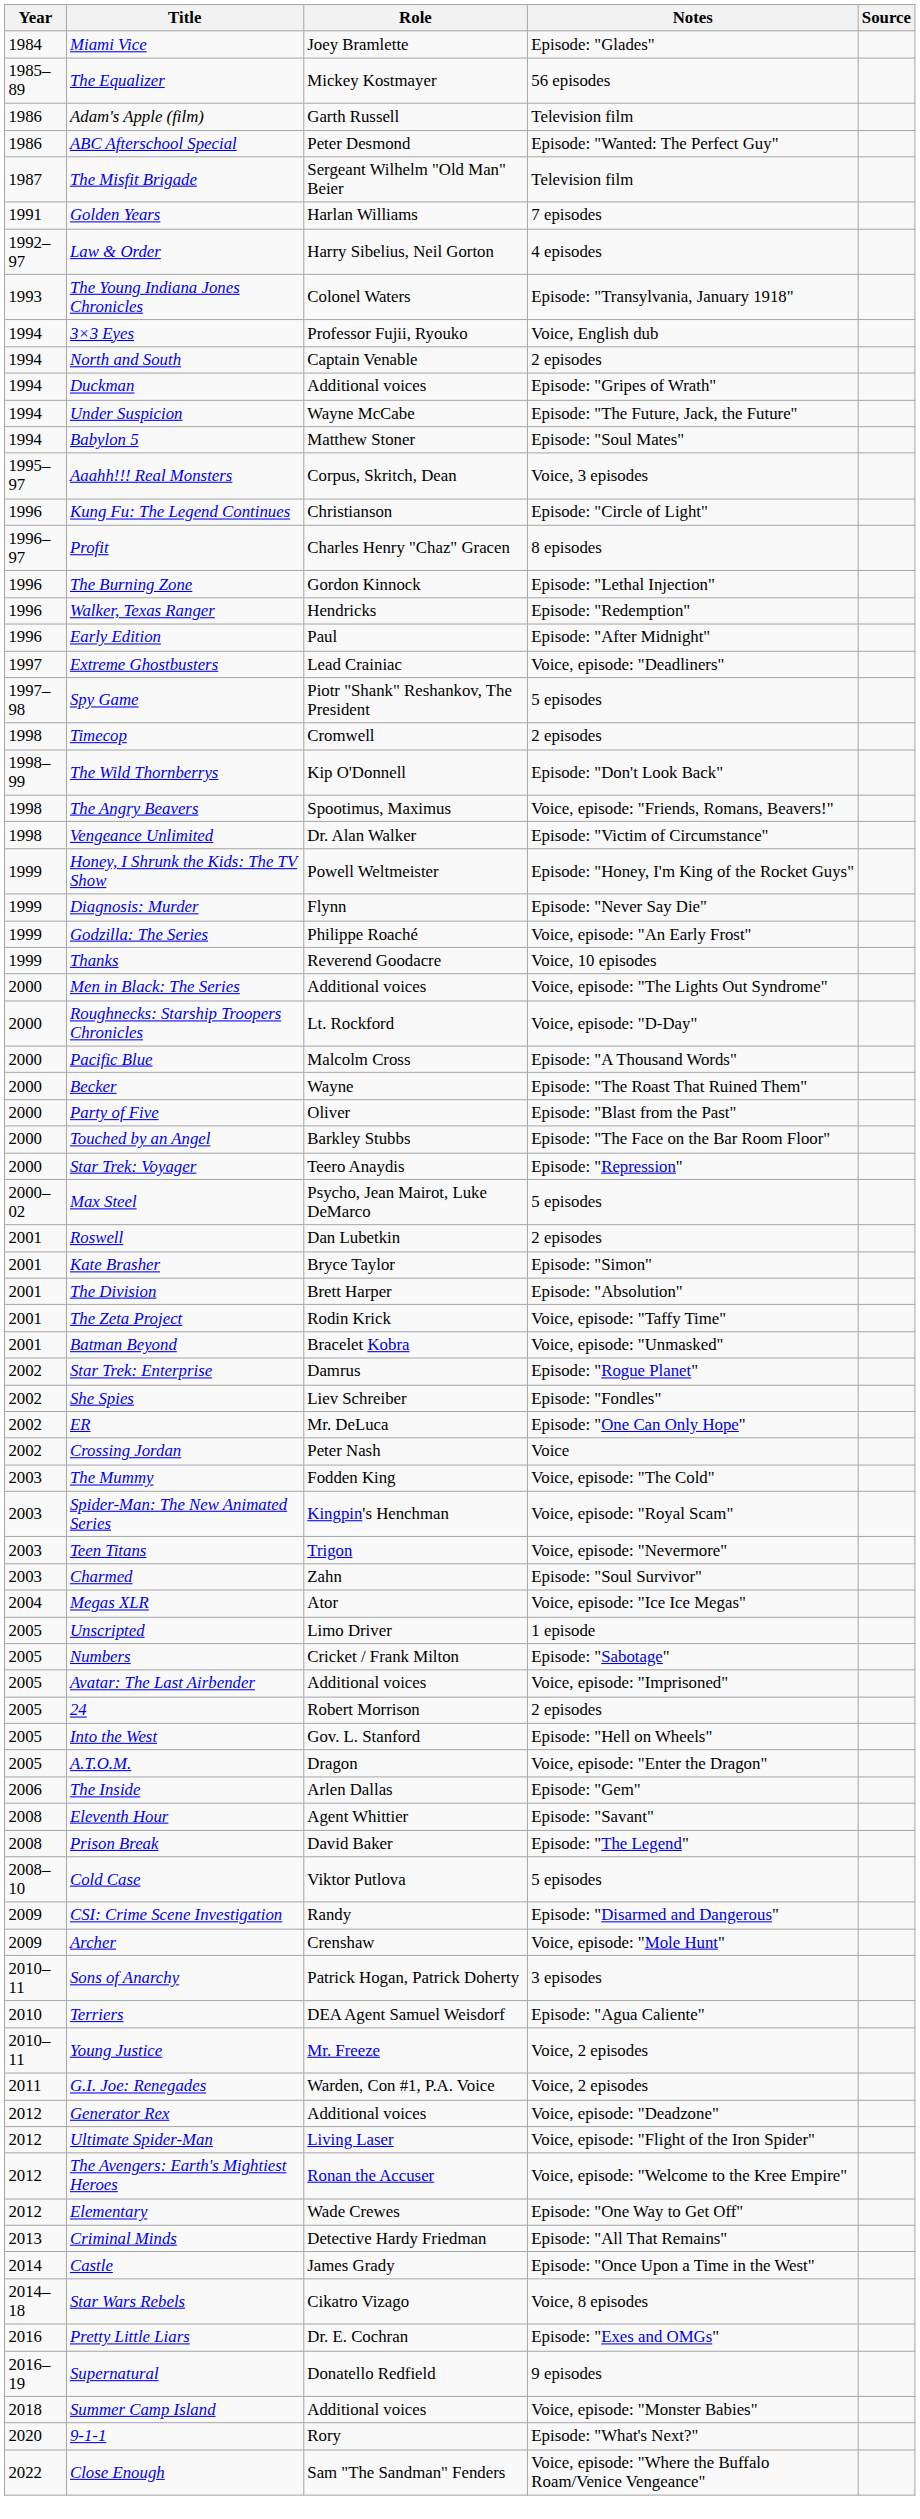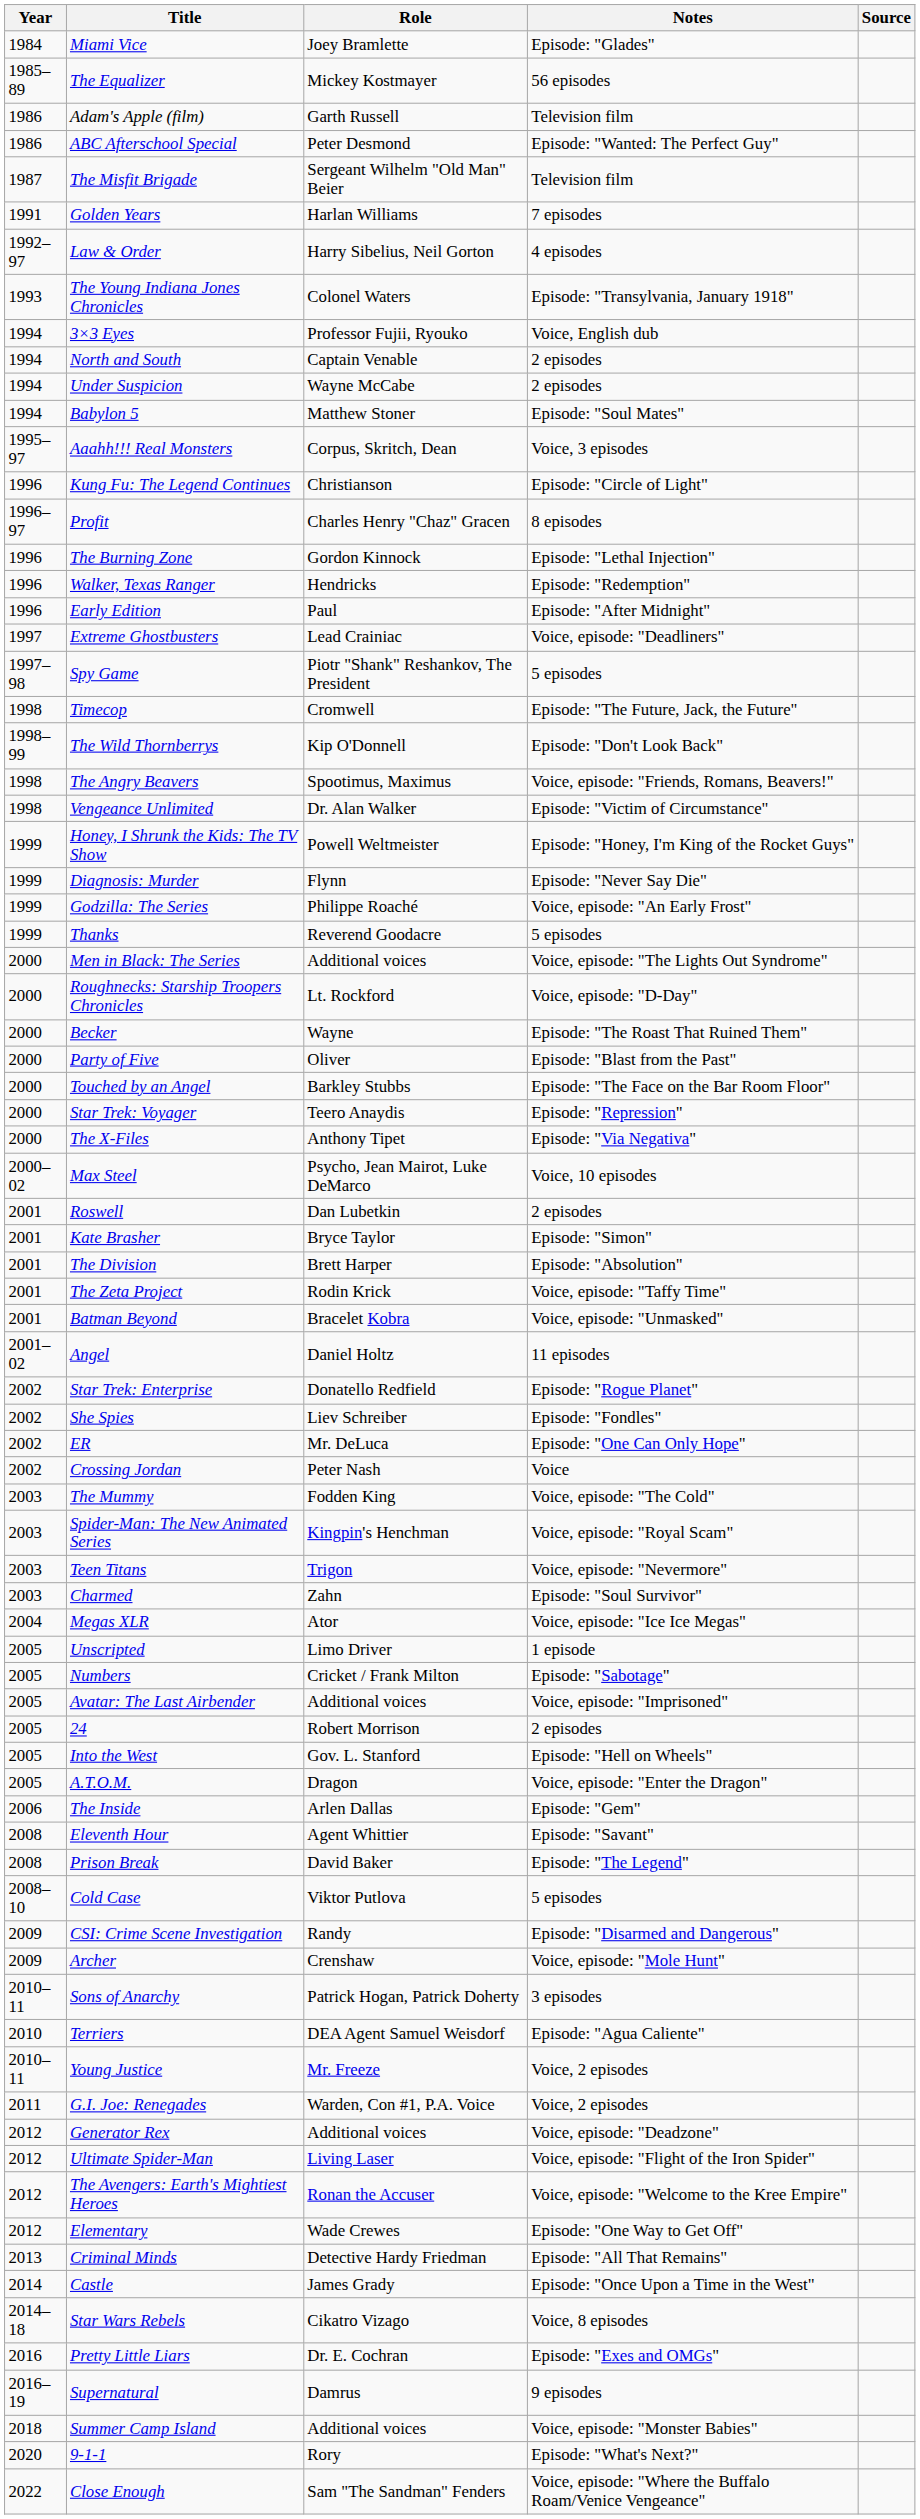- row: (102, 386)
(664, 413) Episode: "The Future, Jack, the Future" -> (567, 386) 2 episodes
(567, 736) 2 episodes -> (664, 709) Episode: "The Future, Jack, the Future"
(594, 960) Voice, 10 episodes -> (567, 933) 5 episodes
- row: (111, 1059)
+ row: (109, 1139)
(567, 1202) 5 episodes -> (594, 1175) Voice, 10 episodes
+ row: (90, 1354)
(334, 1371) Damrus -> (371, 1390) Donatello Redfield
(371, 2373) Donatello Redfield -> (334, 2392) Damrus
